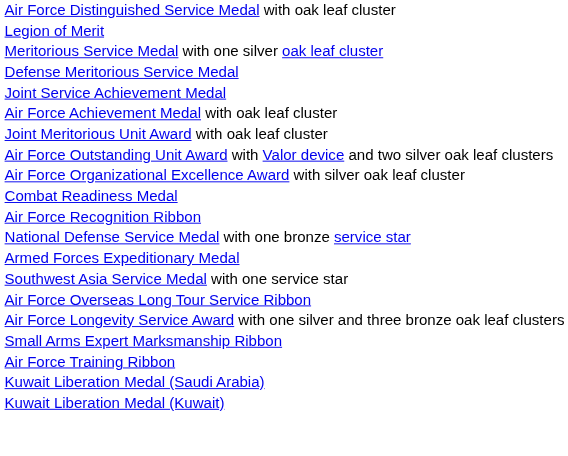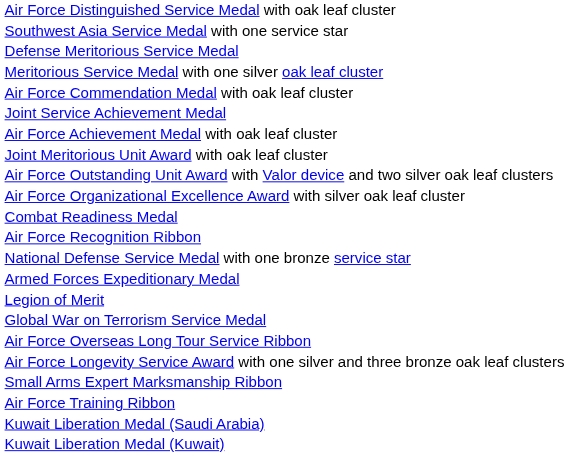rows swapped: (54, 30) <-> (176, 279)
rows swapped: (122, 72) <-> (194, 51)
+ row: (179, 93)
+ row: (135, 320)
